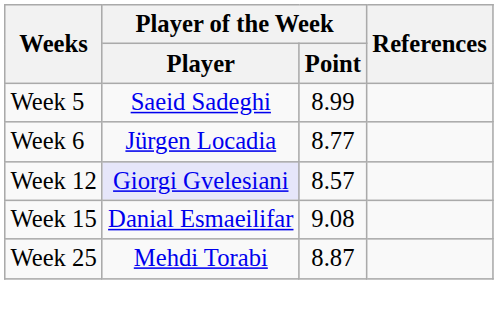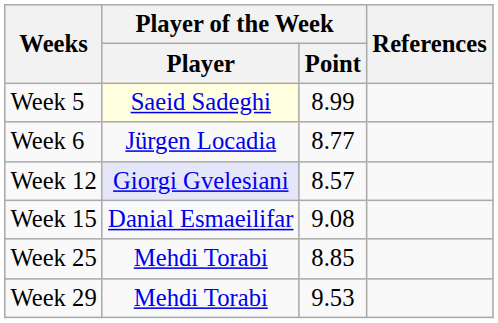(201, 102) no background -> (201, 102) lightyellow background
(333, 258) 8.87 -> (333, 258) 8.85
+ row: (54, 297)
